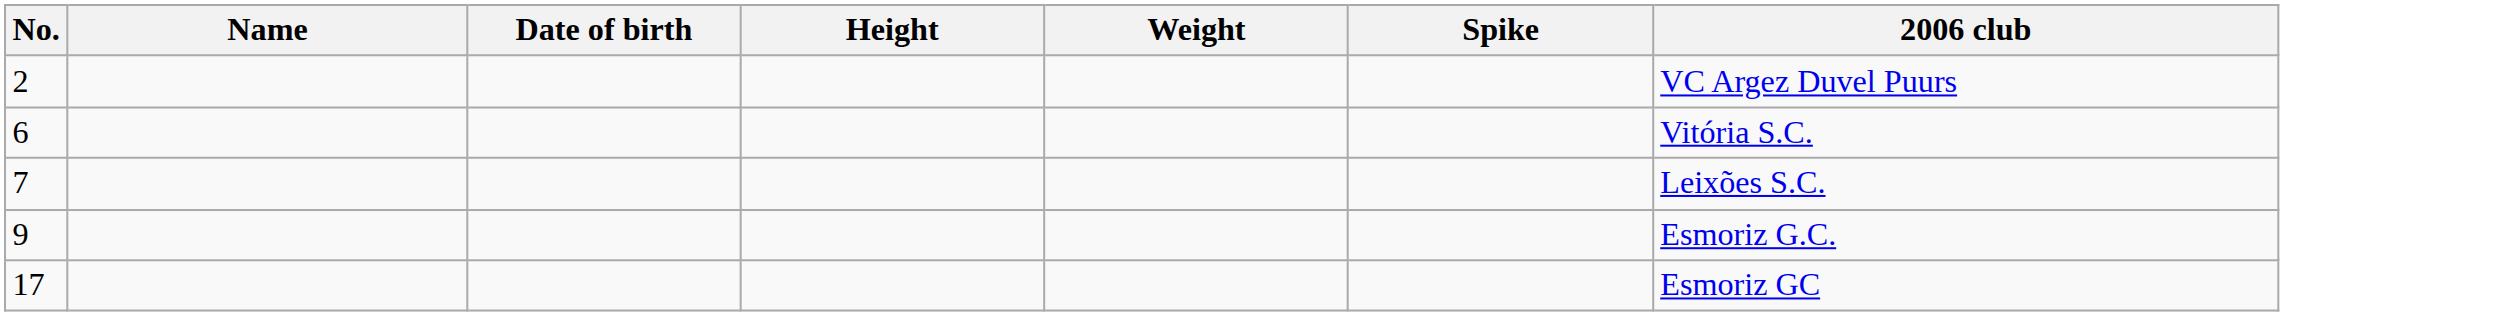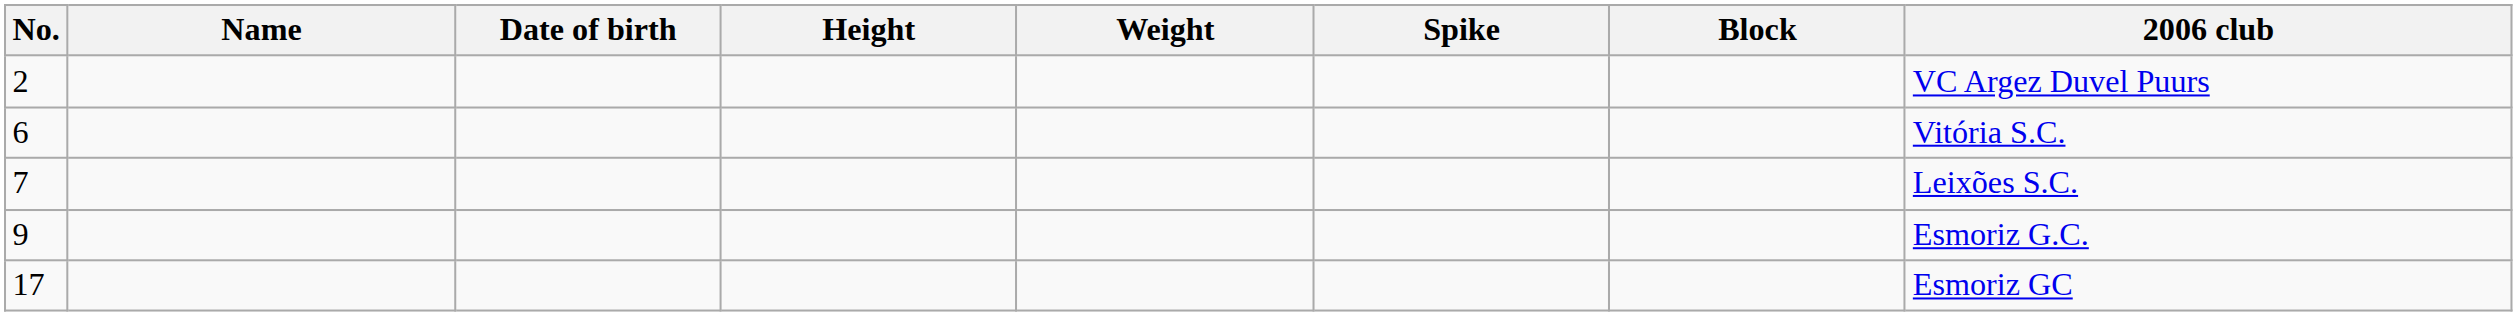+ column: (1757, 30)
